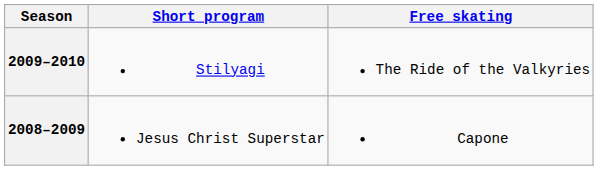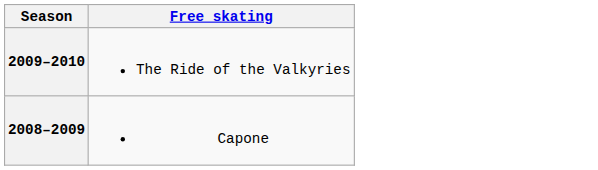- column: (208, 16)
